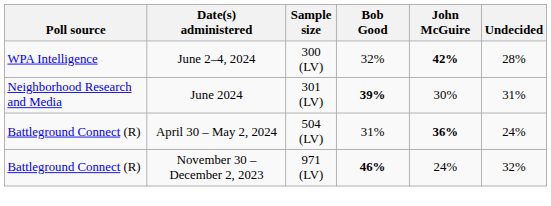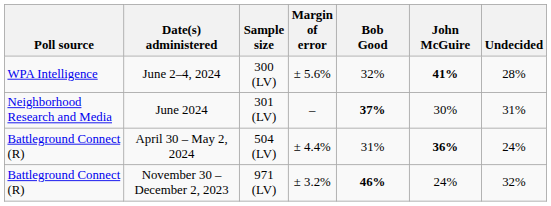+ column: (312, 30)
(445, 59) 42% -> (445, 74) 41%
(373, 95) 39% -> (373, 110) 37%
